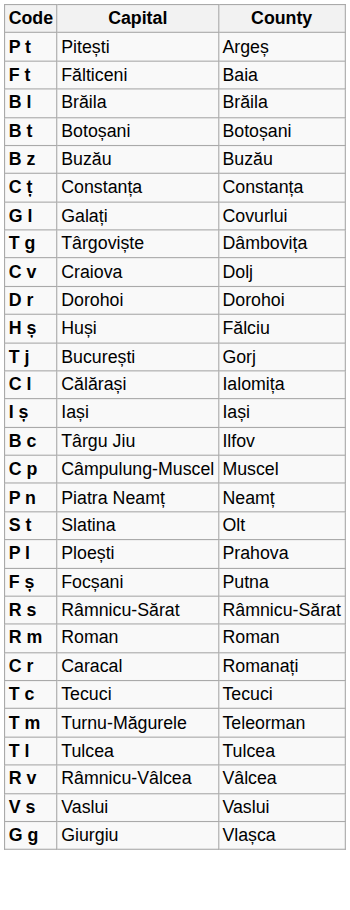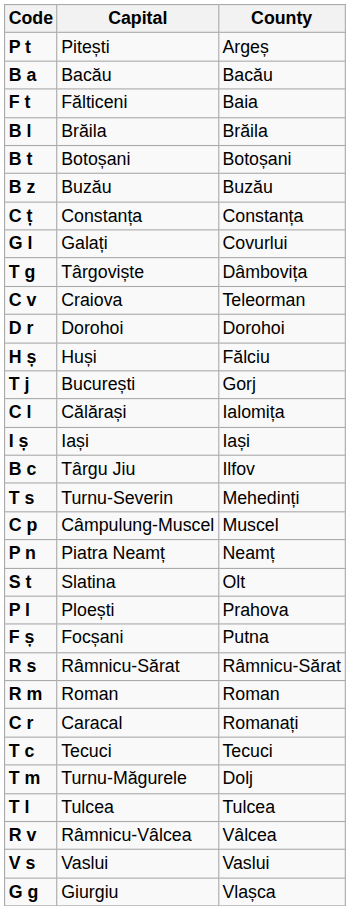+ row: (22, 74)
(238, 272) Dolj -> (264, 300) Teleorman
+ row: (21, 497)
(264, 722) Teleorman -> (238, 779) Dolj
